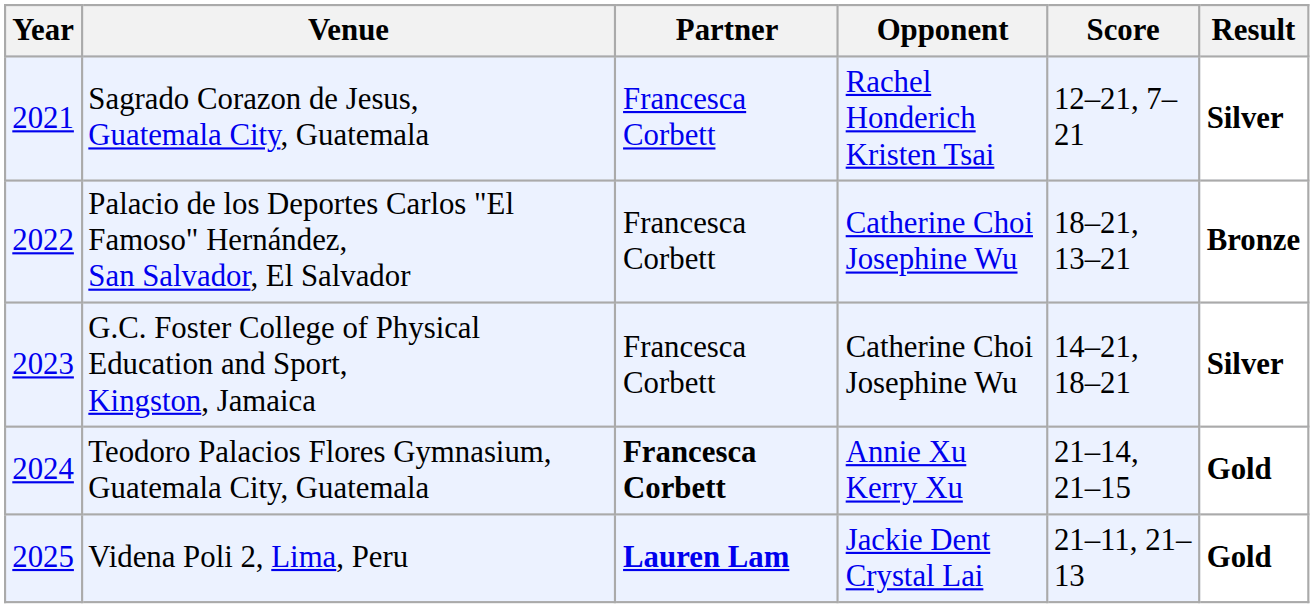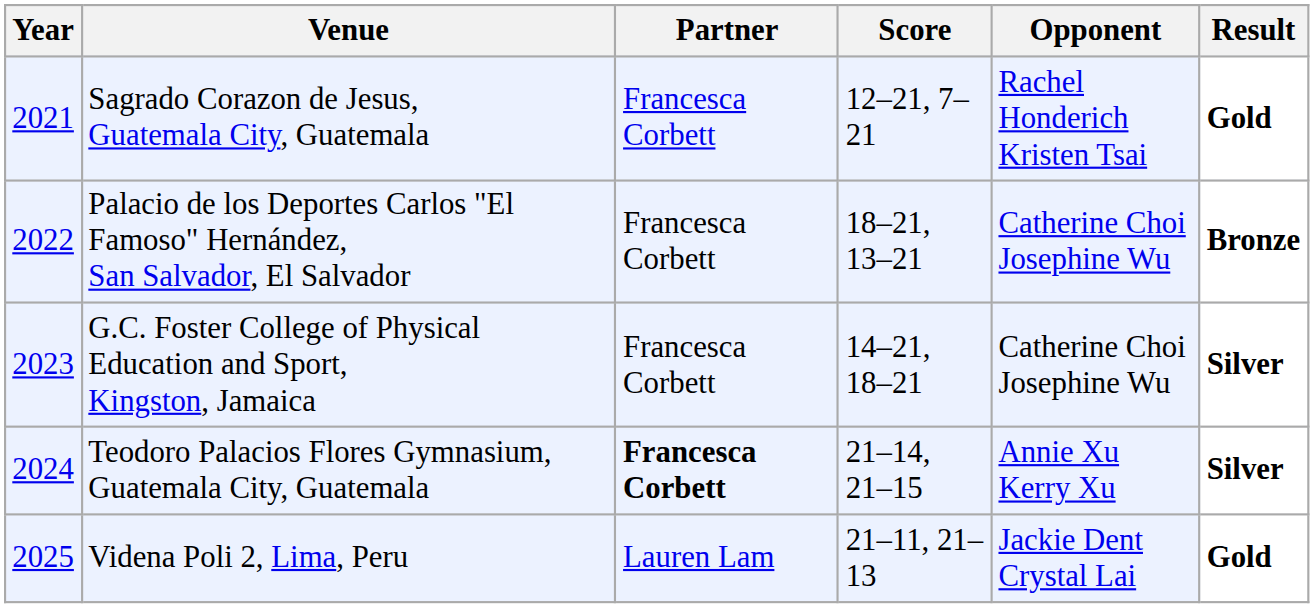columns swapped: (943, 30) <-> (1123, 30)
(1245, 117) Silver -> (1239, 117) Gold
(1239, 470) Gold -> (1245, 470) Silver
(706, 557) bold -> (699, 557) normal
